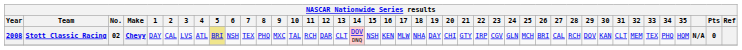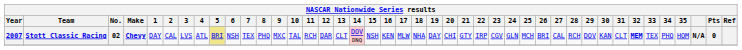(14, 35) 2008 -> (14, 35) 2007
(636, 35) normal -> (636, 35) bold
